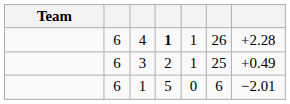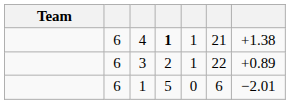(219, 39) 26 -> (219, 39) 21
(258, 39) +2.28 -> (258, 39) +1.38
(219, 63) 25 -> (219, 63) 22
(258, 63) +0.49 -> (258, 63) +0.89
